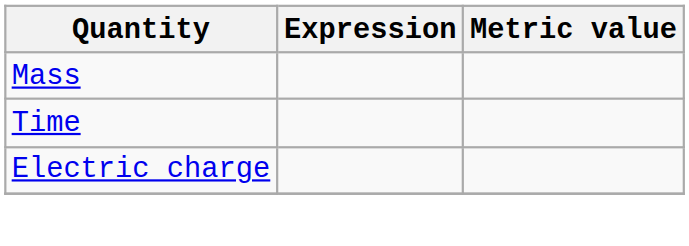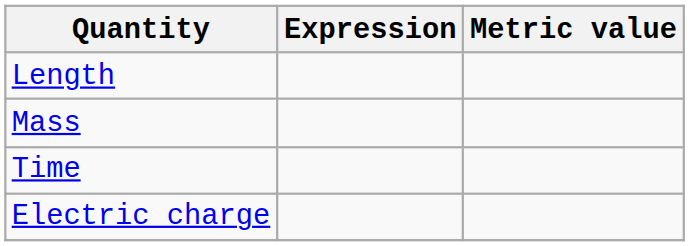+ row: (63, 76)
